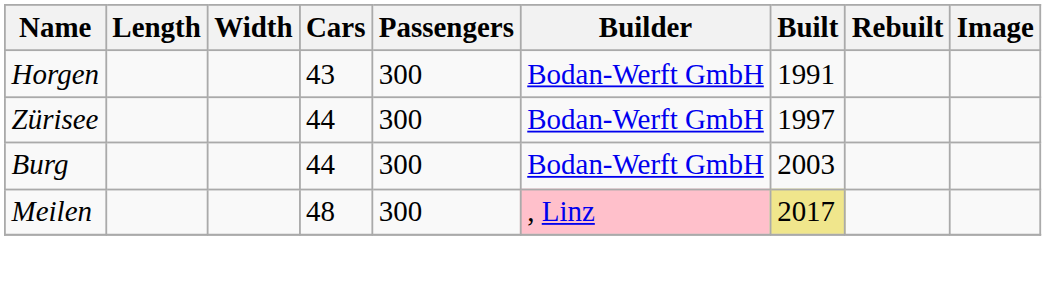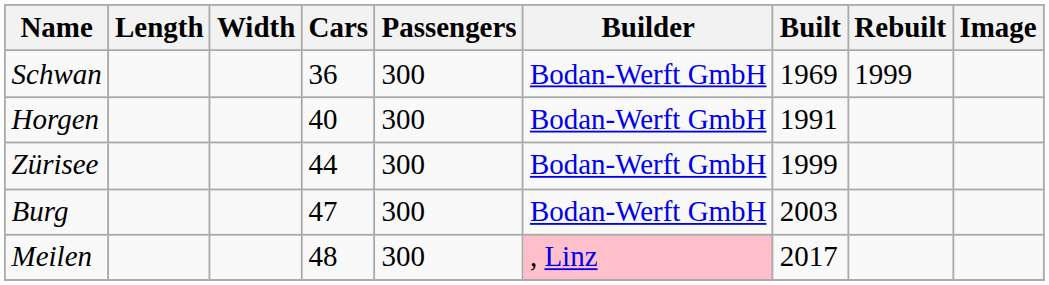+ row: (57, 73)
(320, 73) 43 -> (323, 119) 40
(806, 119) 1997 -> (809, 165) 1999
(320, 165) 44 -> (323, 211) 47
(806, 211) khaki background -> (809, 257) no background
